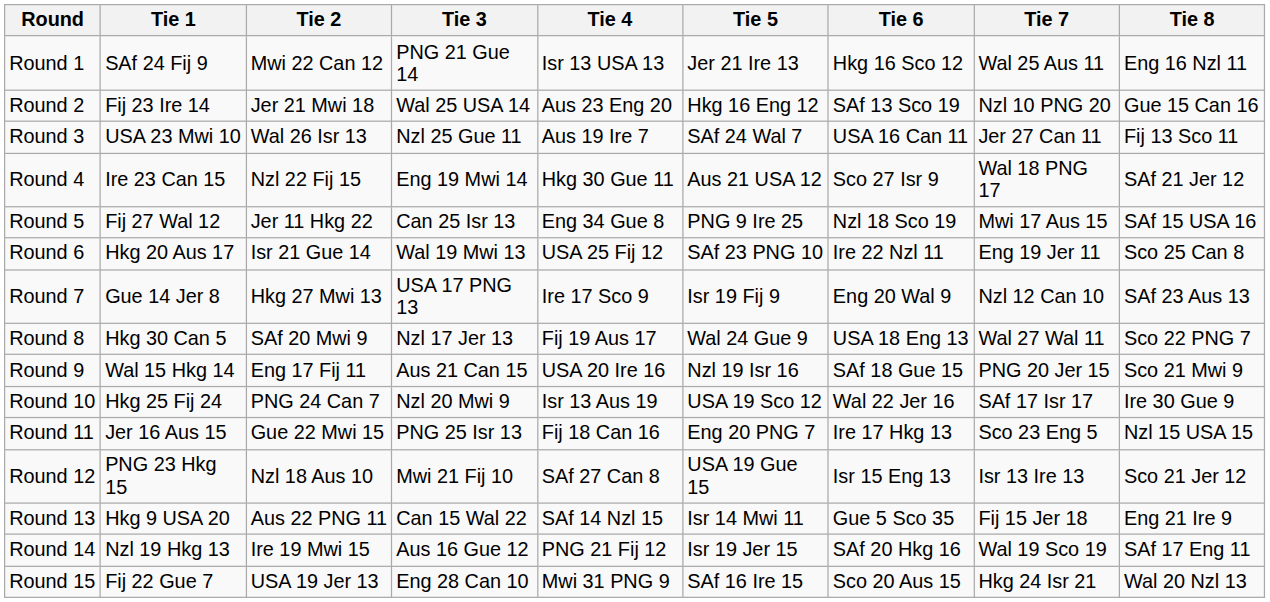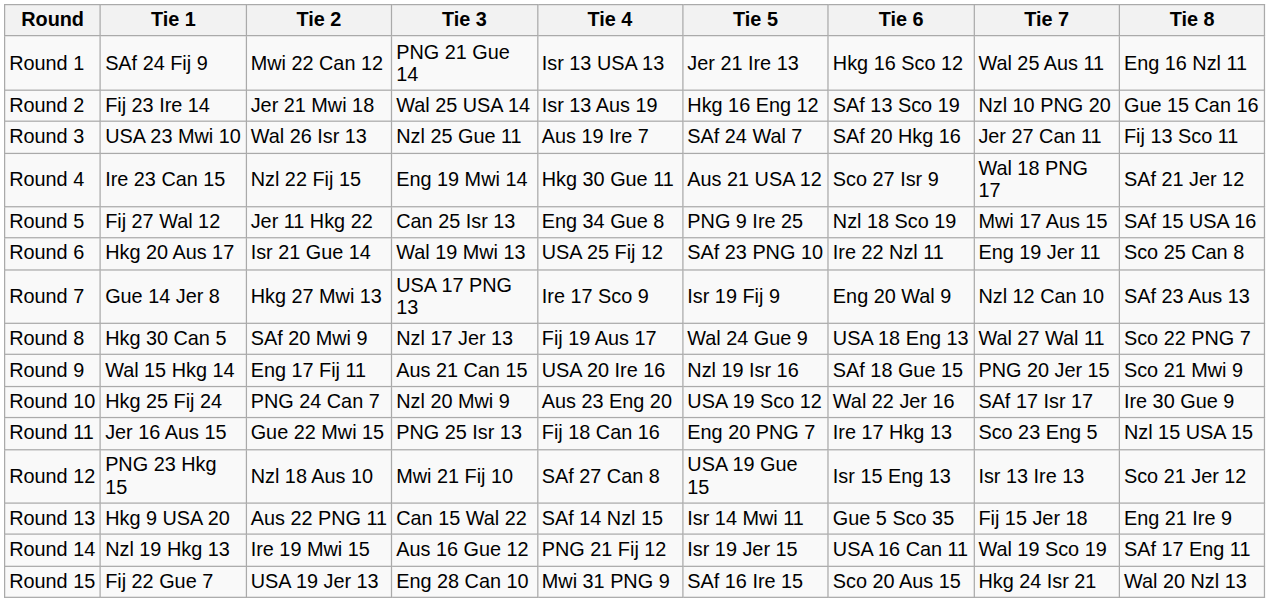(607, 105) Aus 23 Eng 20 -> (600, 105) Isr 13 Aus 19
(901, 136) USA 16 Can 11 -> (897, 136) SAf 20 Hkg 16
(600, 401) Isr 13 Aus 19 -> (607, 401) Aus 23 Eng 20
(897, 550) SAf 20 Hkg 16 -> (901, 550) USA 16 Can 11
